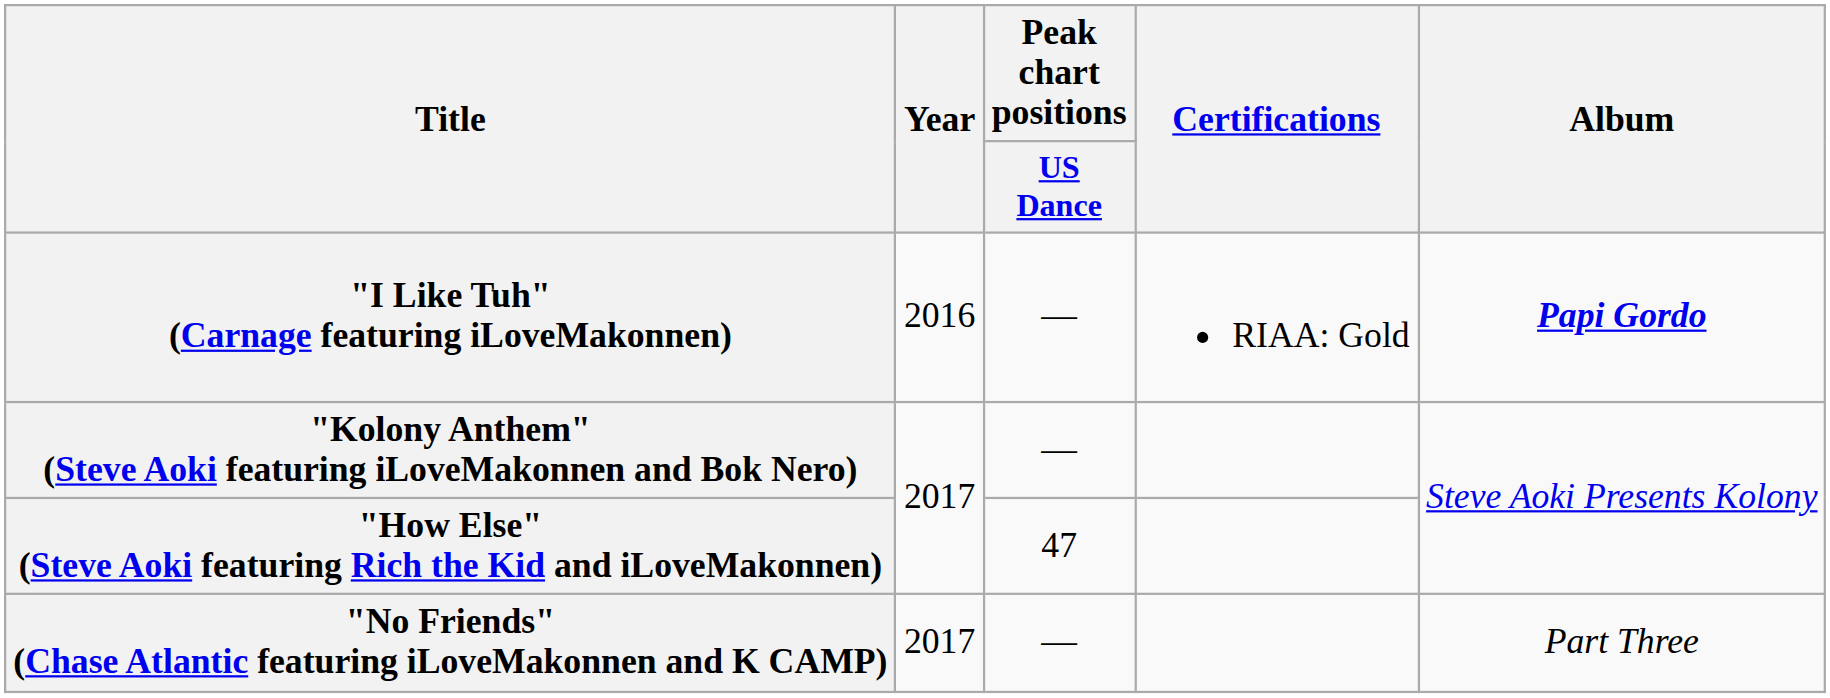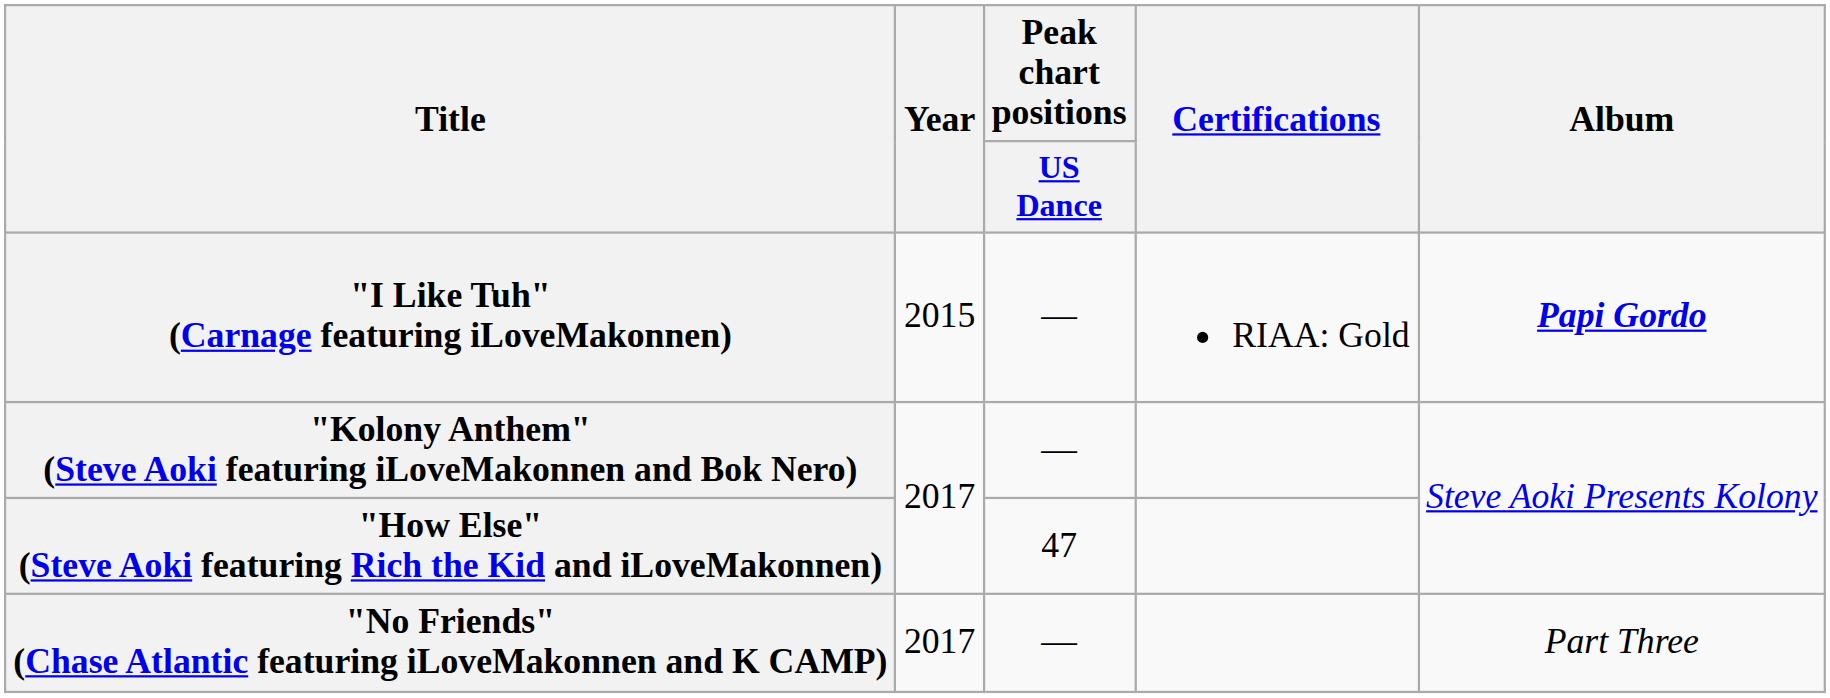(940, 316) 2016 -> (940, 316) 2015
